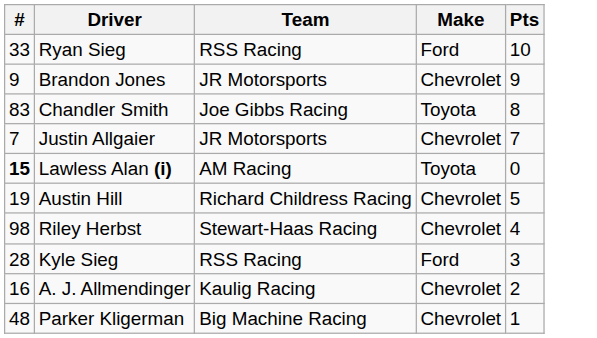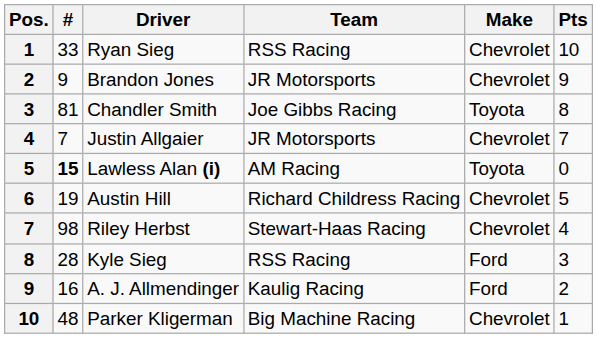+ column: (29, 20)
(440, 50) Ford -> (509, 50) Chevrolet
(19, 109) 83 -> (68, 109) 81
(461, 288) Chevrolet -> (488, 288) Ford
